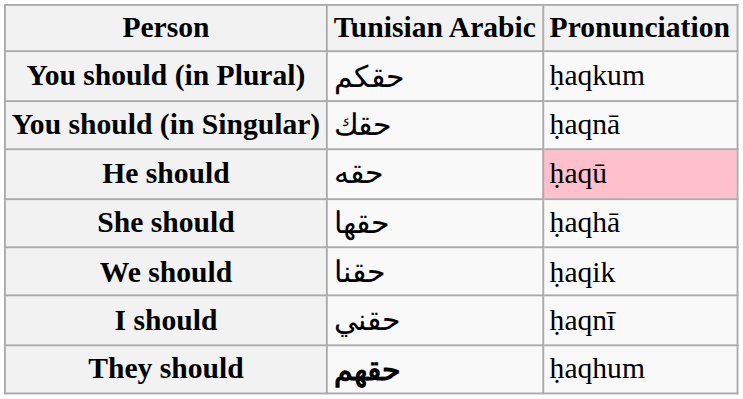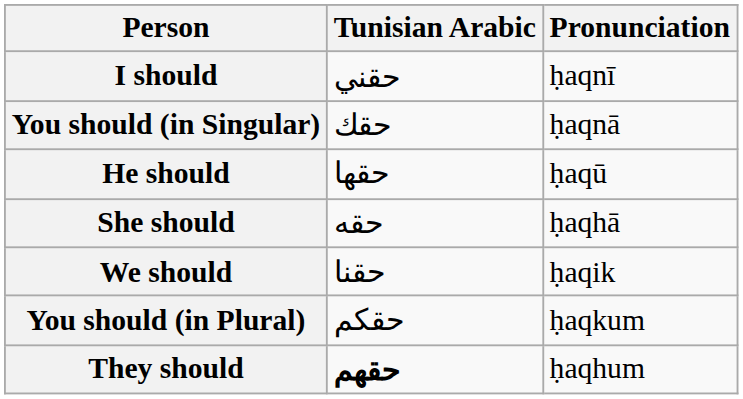rows swapped: (166, 319) <-> (166, 75)
(359, 174) حقه -> (362, 174) حقها
(578, 173) pink background -> (578, 173) no background
(362, 223) حقها -> (359, 223) حقه
